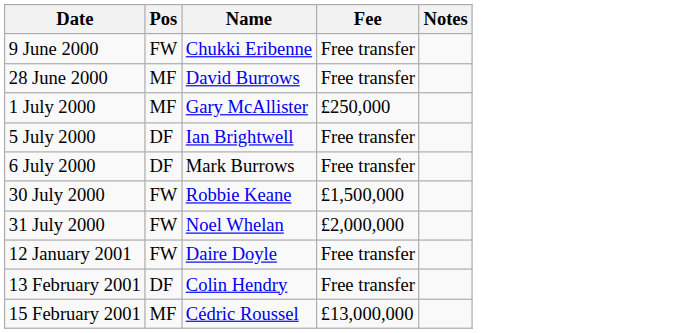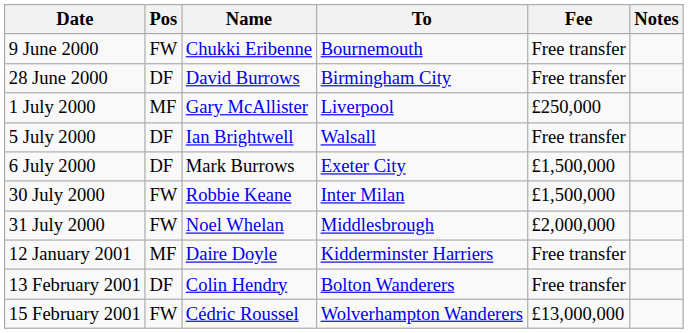+ column: (422, 19)
(163, 78) MF -> (161, 78) DF
(368, 166) Free transfer -> (573, 166) £1,500,000
(163, 254) FW -> (163, 254) MF
(163, 313) MF -> (163, 313) FW
